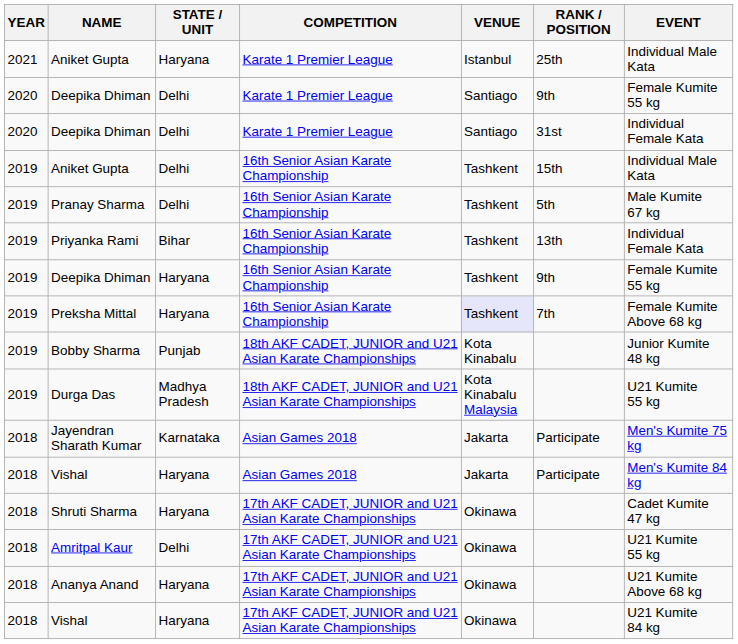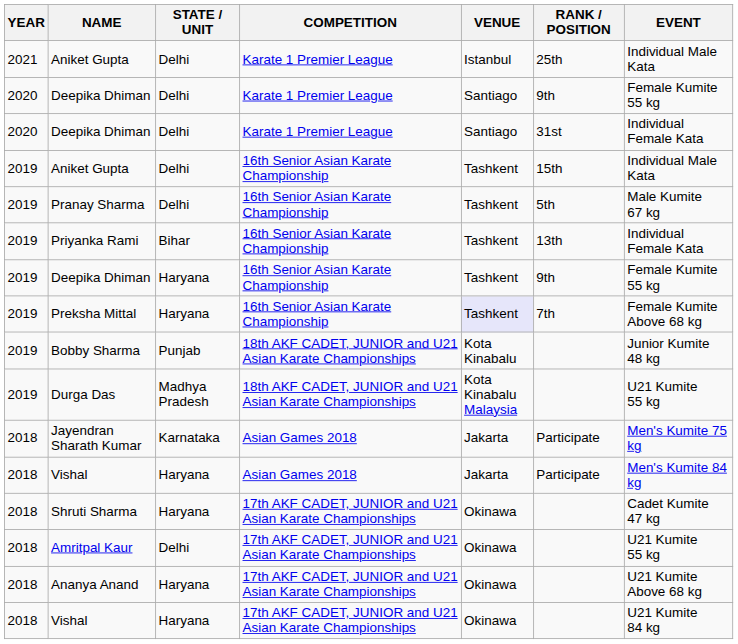(184, 59) Haryana -> (174, 59) Delhi
